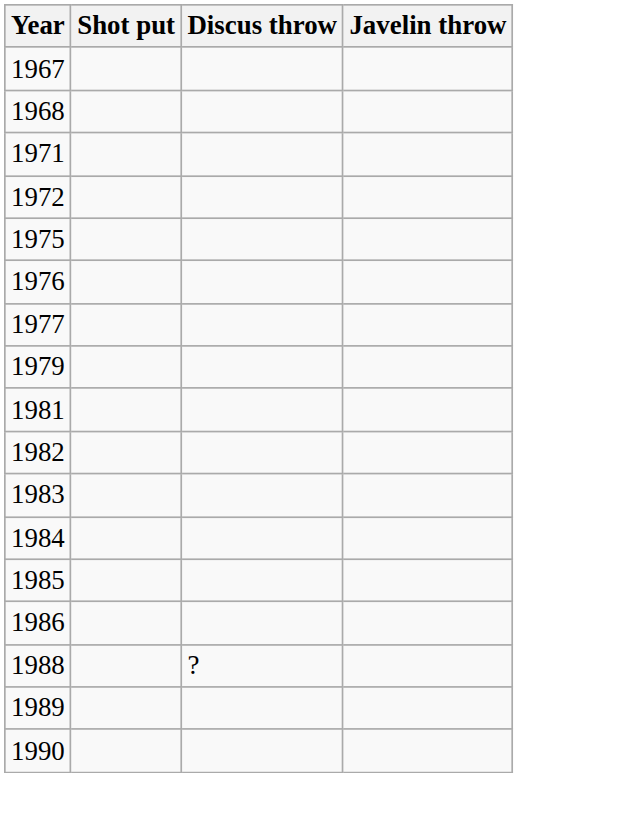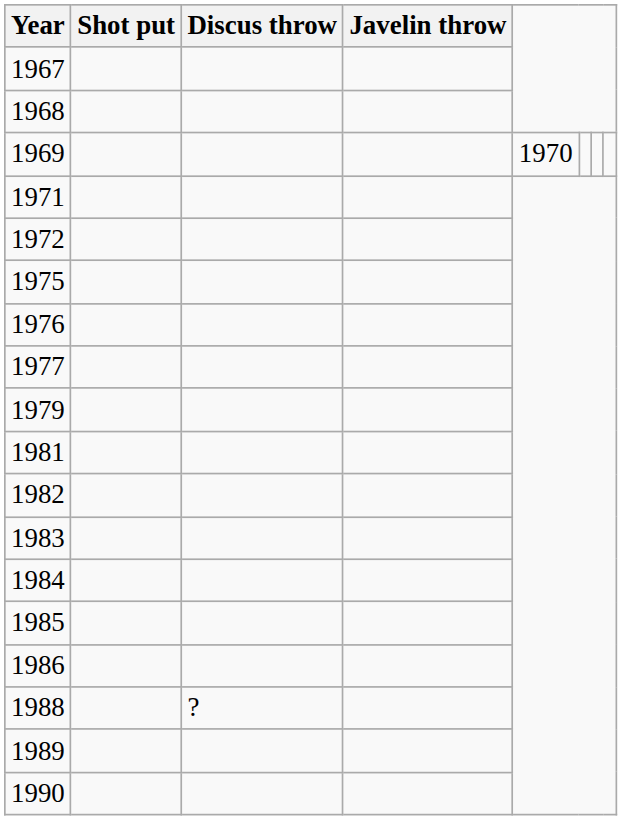+ row: (38, 153)
